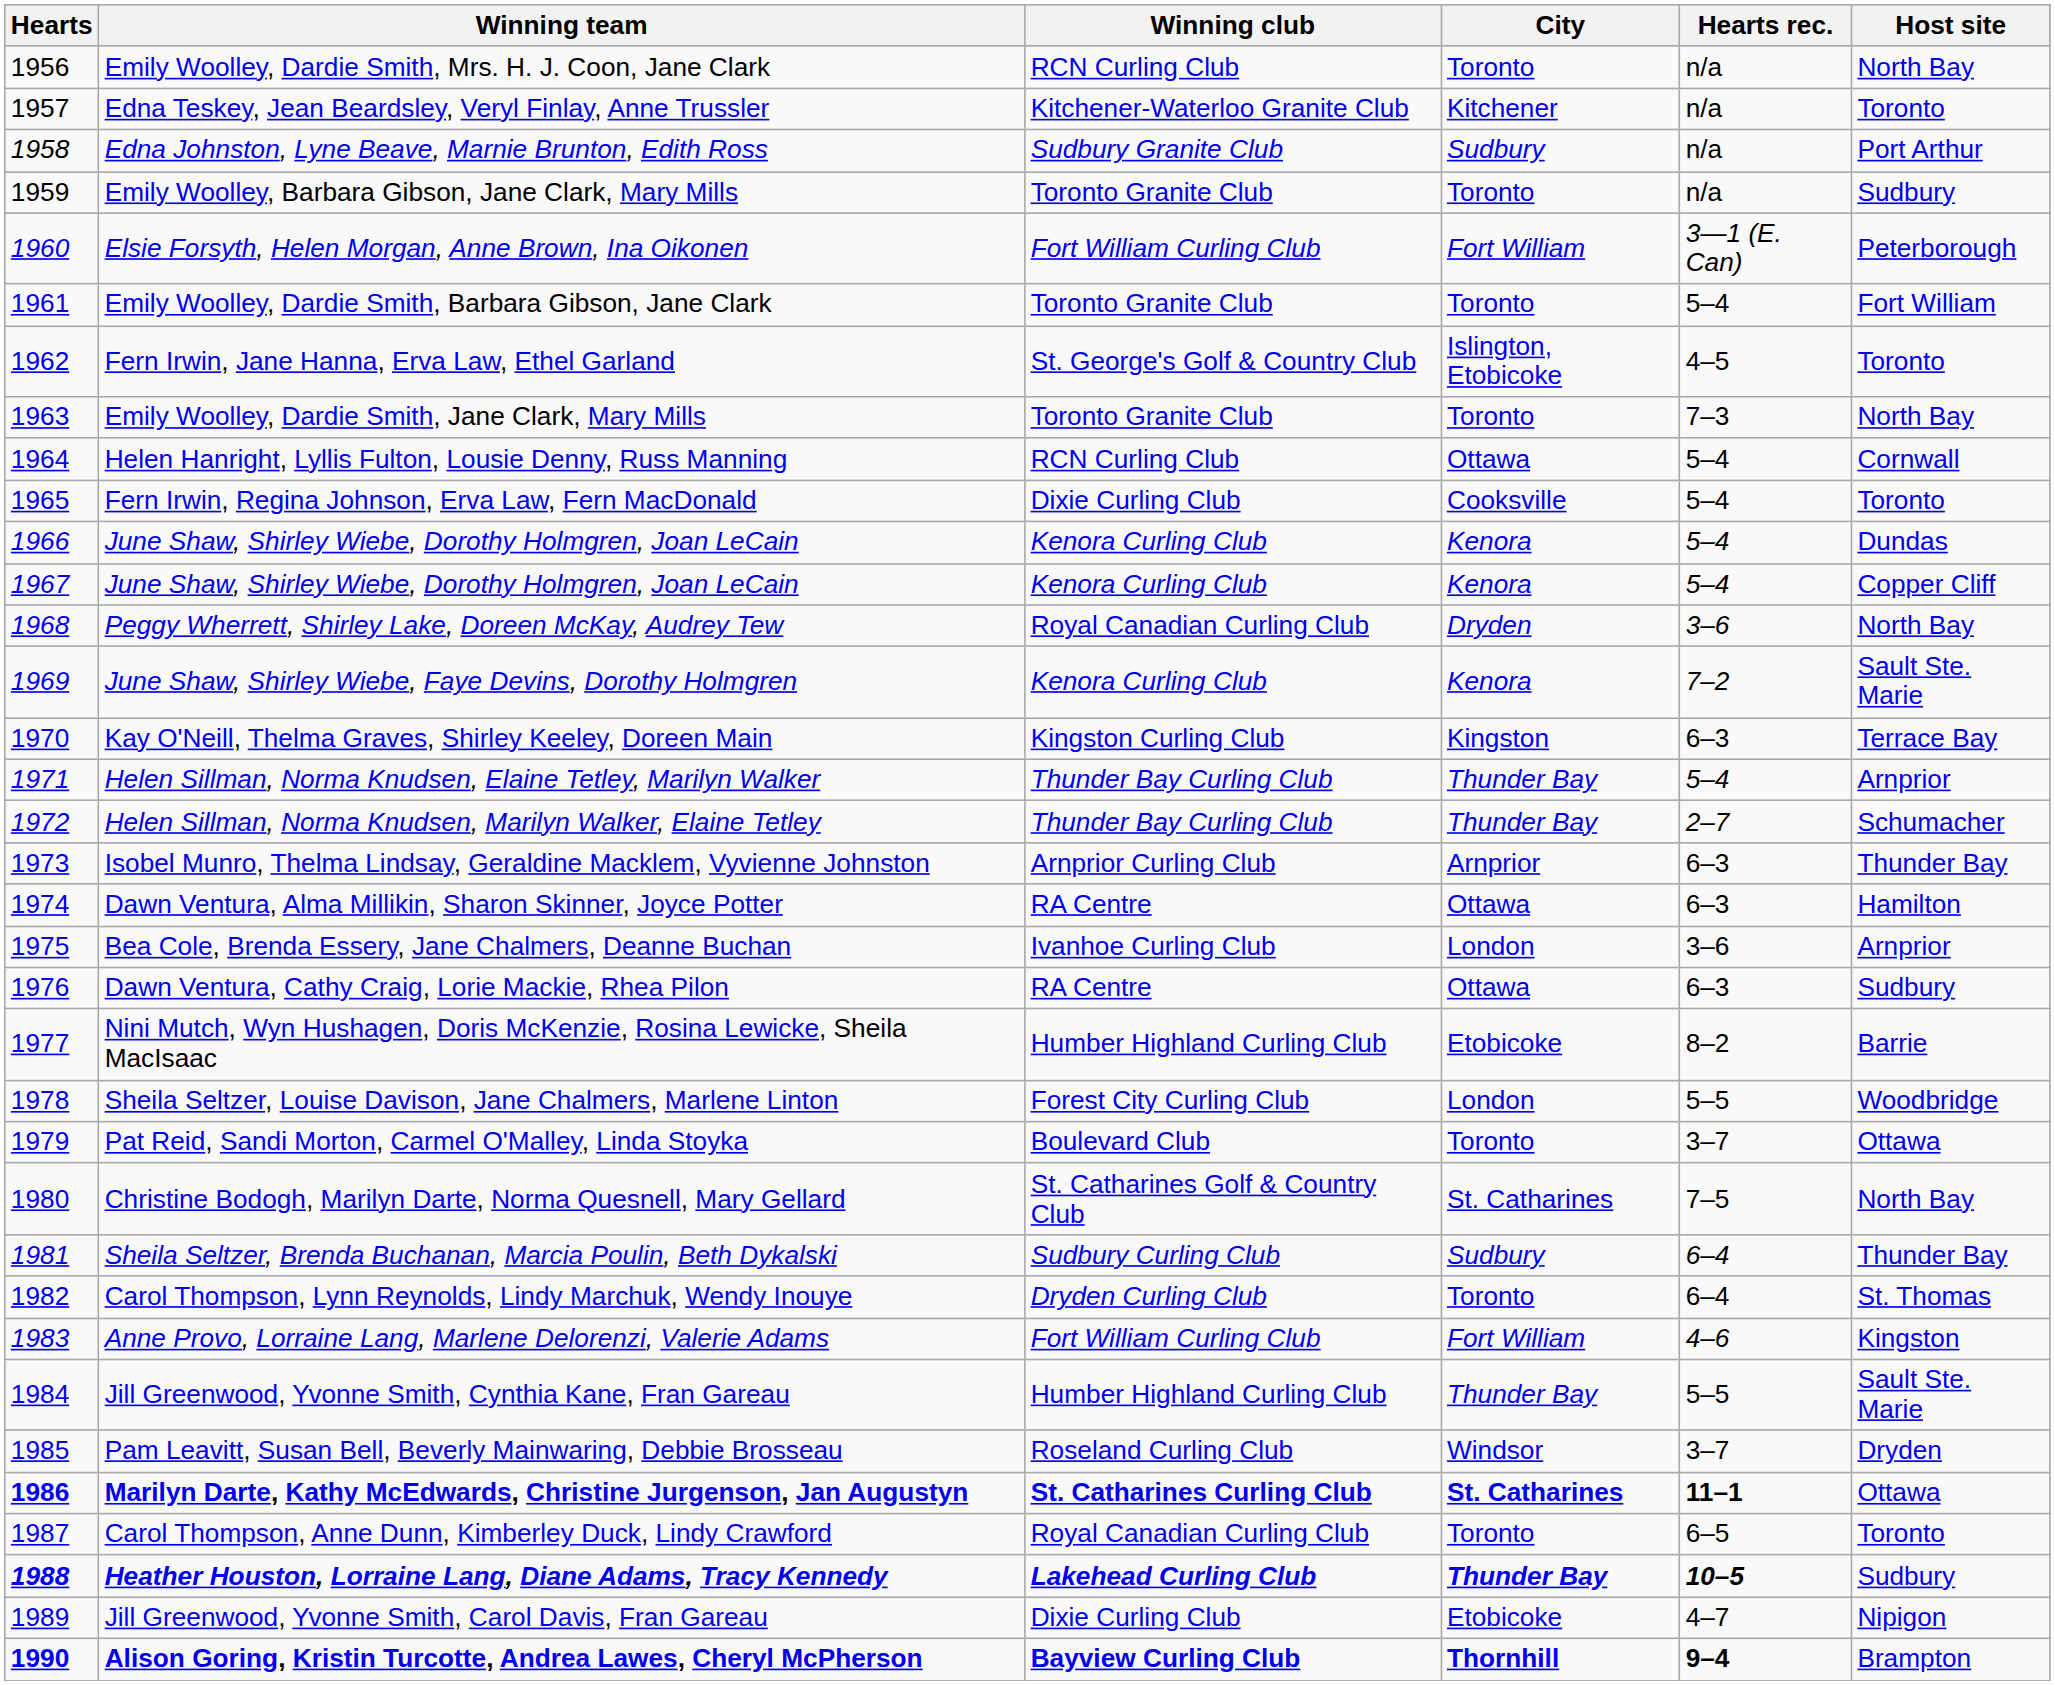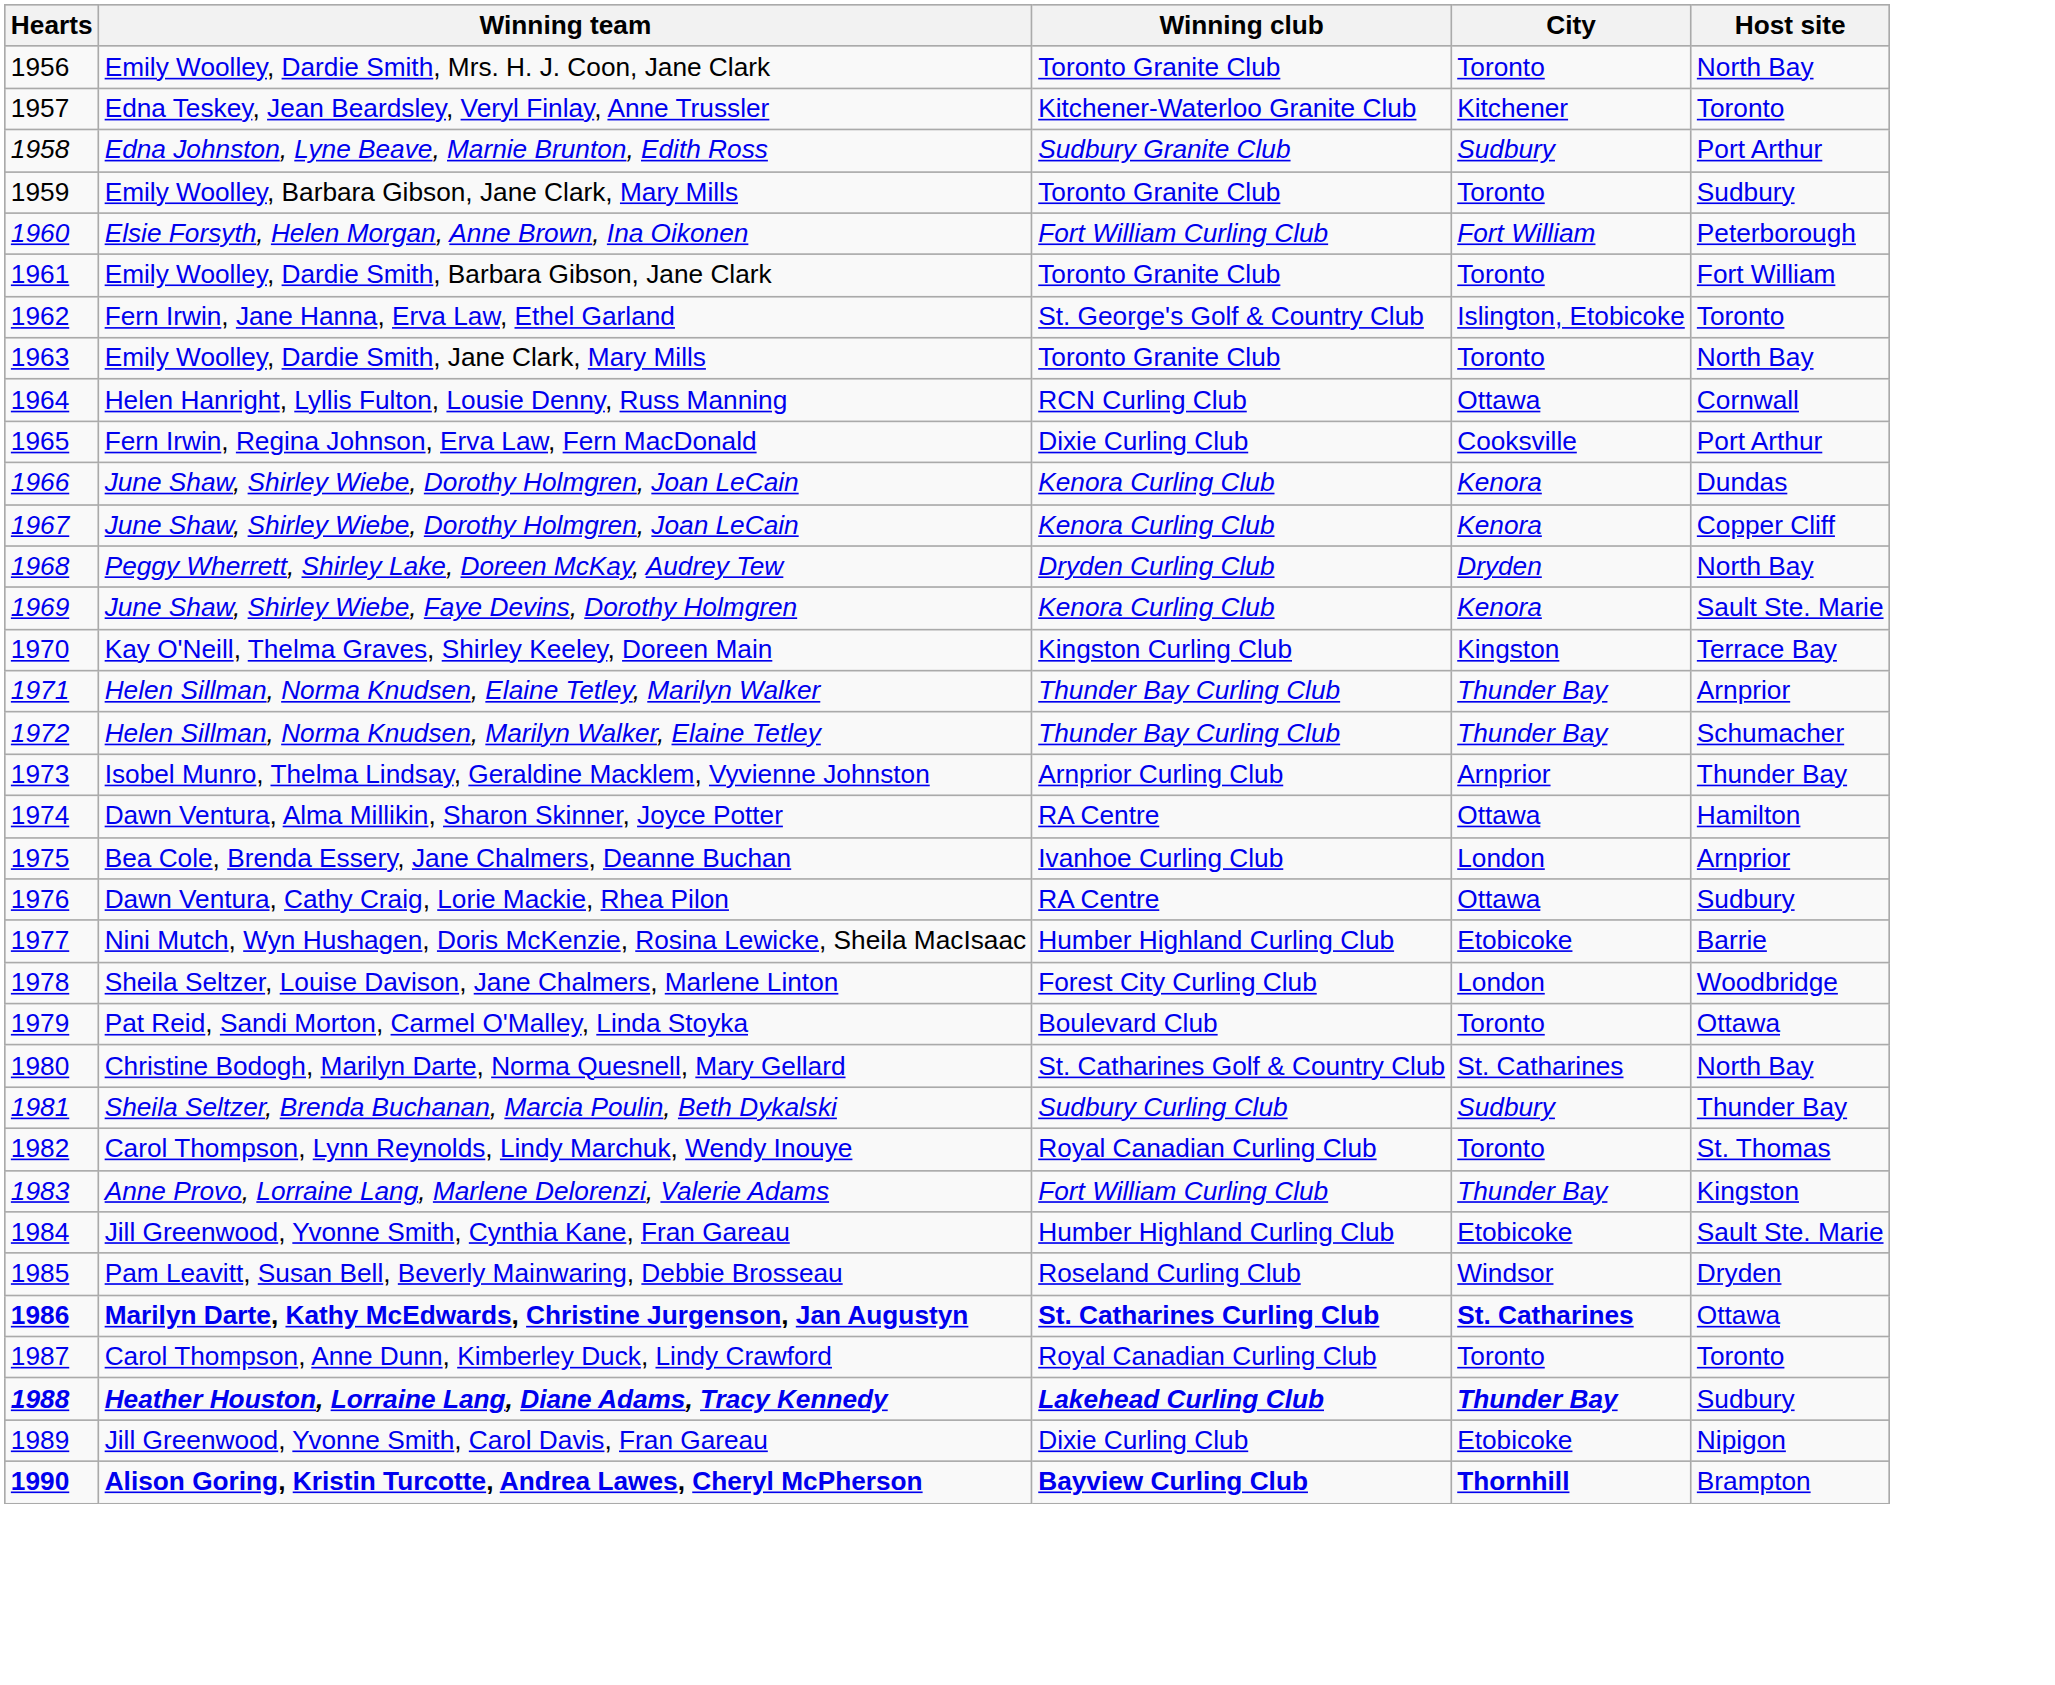- column: (1765, 25)
(1135, 66) RCN Curling Club -> (1159, 66) Toronto Granite Club
(1901, 500) Toronto -> (1760, 441) Port Arthur
(1200, 625) Royal Canadian Curling Club -> (1156, 566) Dryden Curling Club
(1149, 1296) Dryden Curling Club -> (1207, 1148) Royal Canadian Curling Club
(1516, 1338) Fort William -> (1532, 1190) Thunder Bay
(1522, 1394) Thunder Bay -> (1515, 1232) Etobicoke
